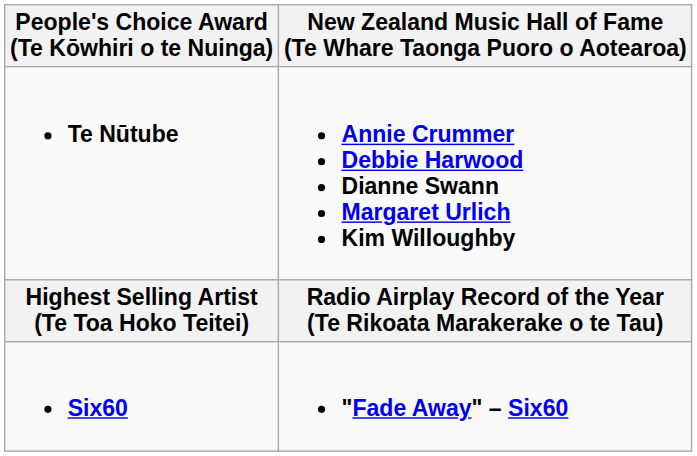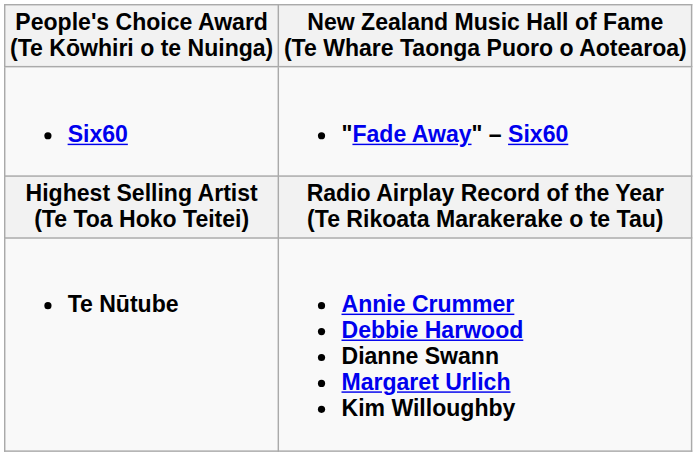rows swapped: (142, 134) <-> (142, 409)
